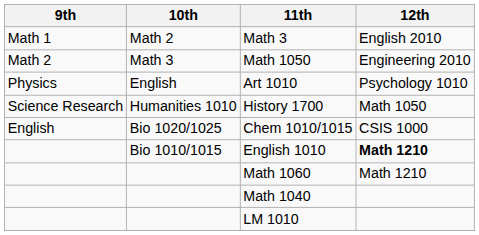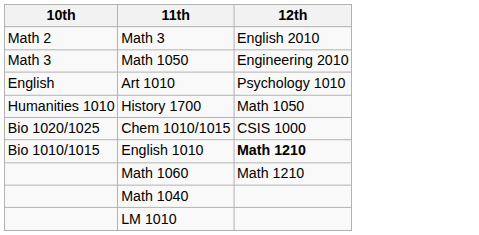- column: (66, 15)
